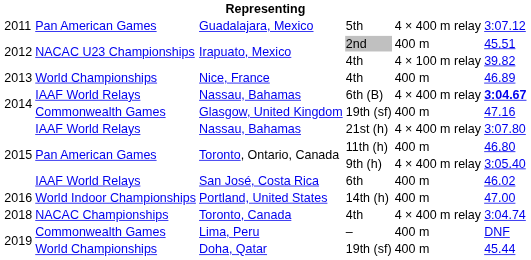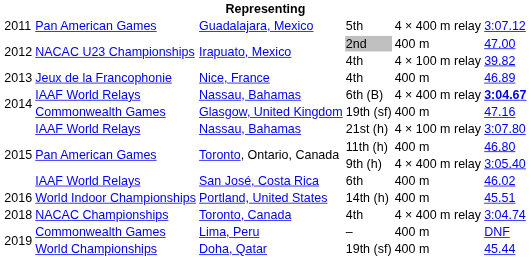(500, 43) 45.51 -> (500, 43) 47.00
(96, 78) World Championships -> (104, 78) Jeux de la Francophonie
(438, 129) 4 × 400 m relay -> (438, 129) 4 × 100 m relay
(500, 198) 47.00 -> (500, 198) 45.51
